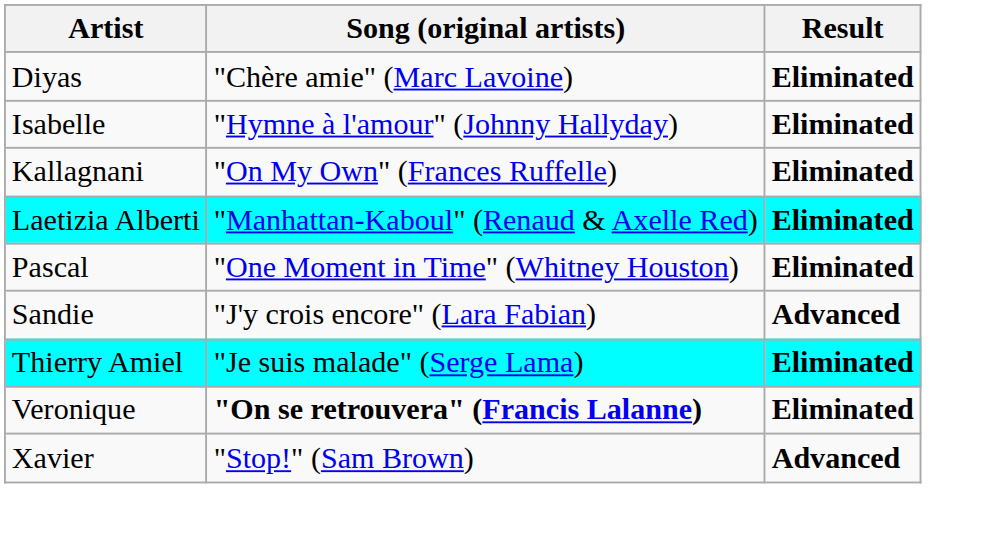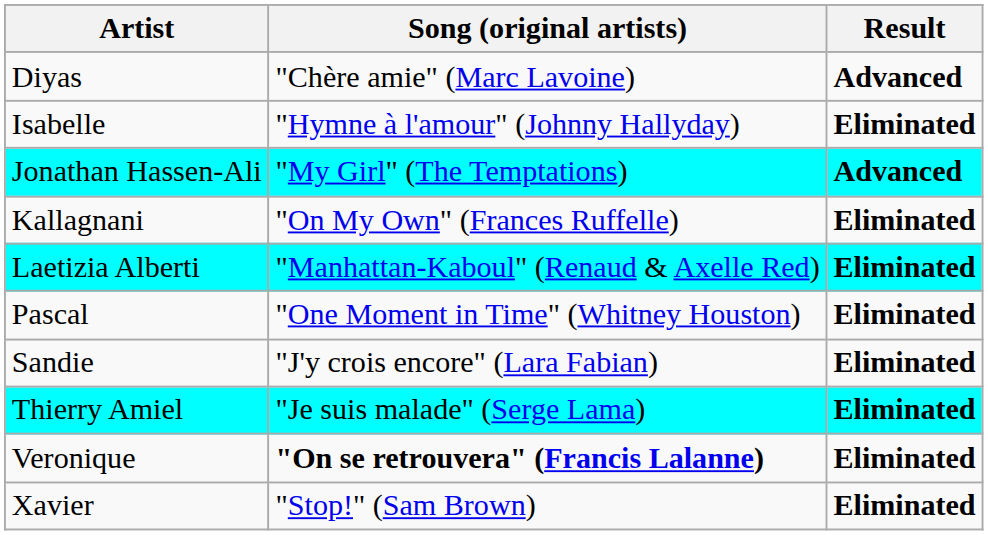(843, 76) Eliminated -> (898, 76) Advanced
+ row: (137, 171)
(836, 314) Advanced -> (905, 362) Eliminated
(836, 457) Advanced -> (905, 505) Eliminated
